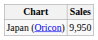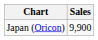(80, 27) 9,950 -> (80, 27) 9,900
